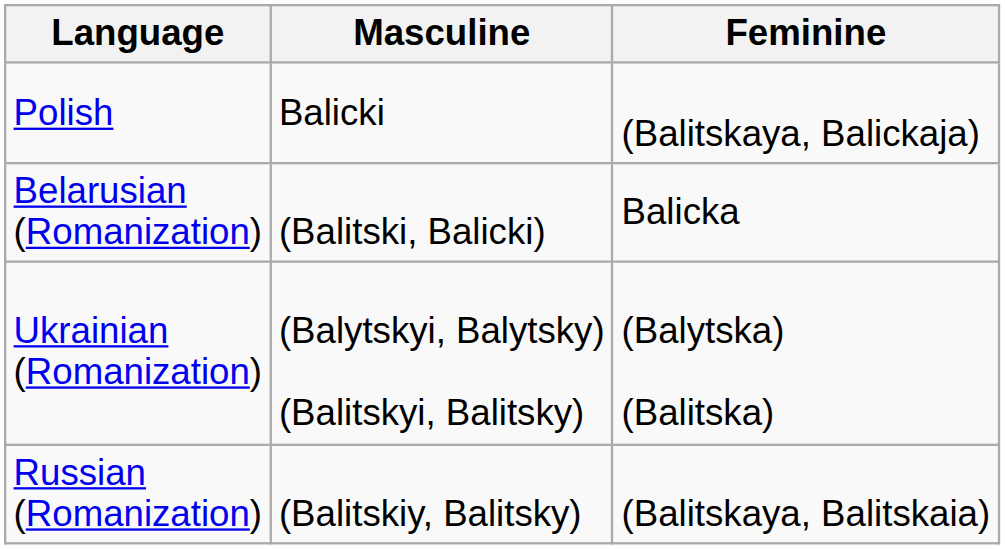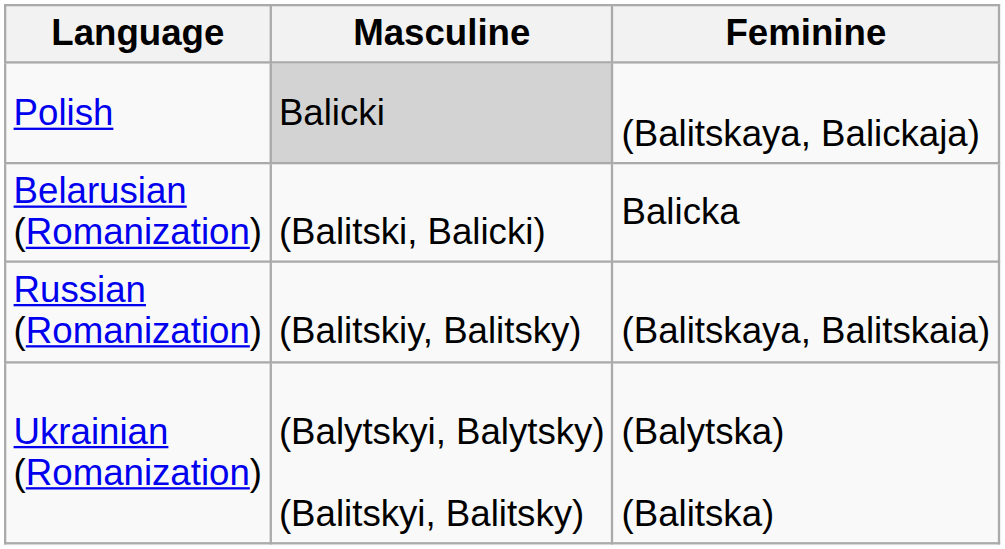(332, 112) no background -> (332, 112) lightgrey background
rows swapped: (138, 492) <-> (138, 352)
